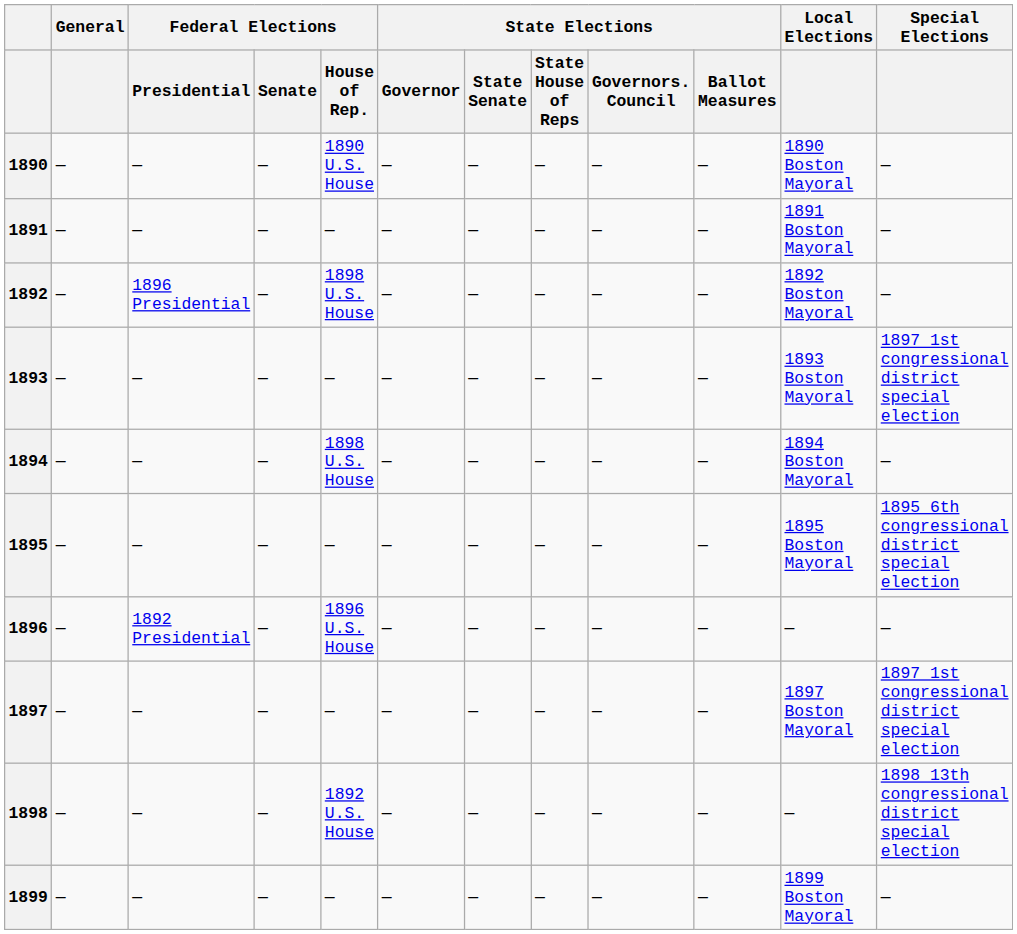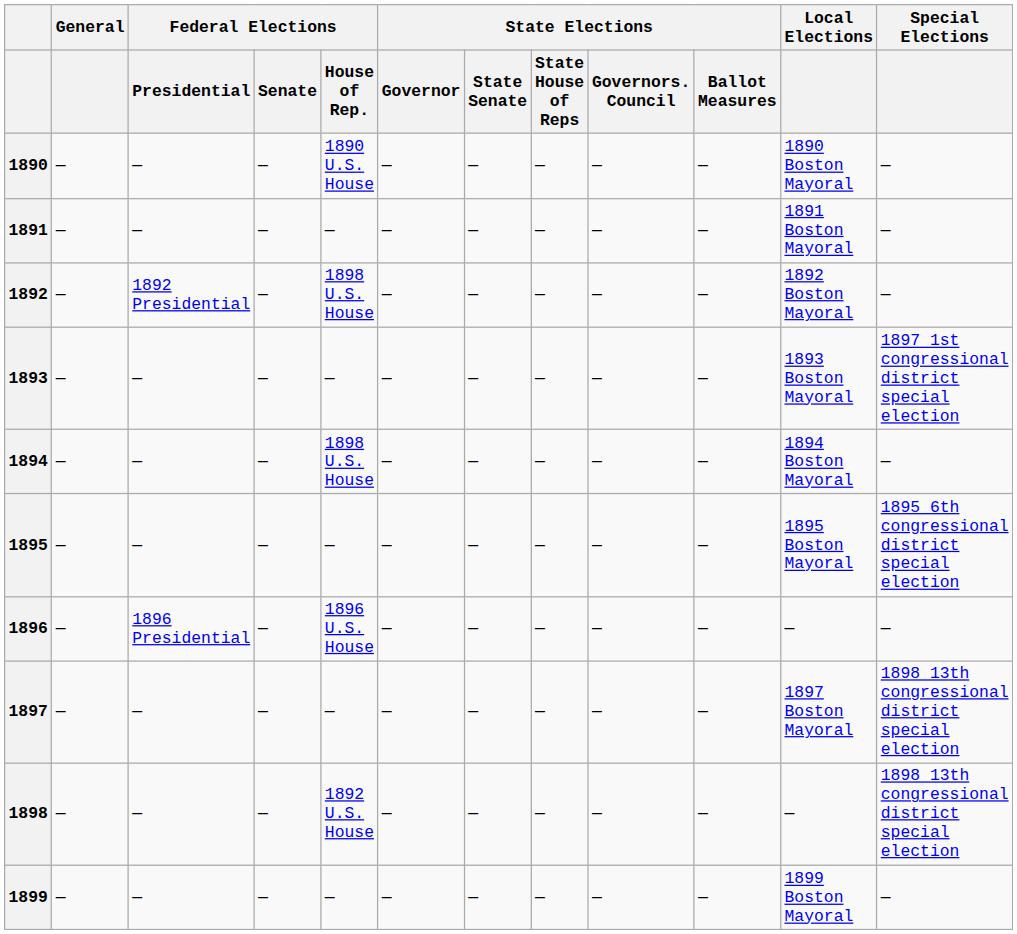(191, 295) 1896 Presidential -> (191, 295) 1892 Presidential
(191, 628) 1892 Presidential -> (191, 628) 1896 Presidential
(945, 712) 1897 1st congressional district special election -> (945, 712) 1898 13th congressional district special election
